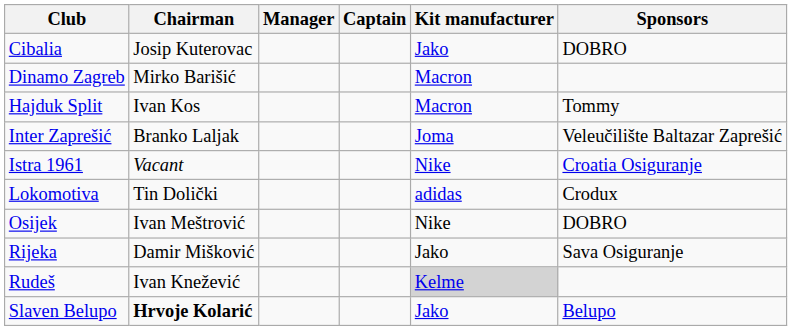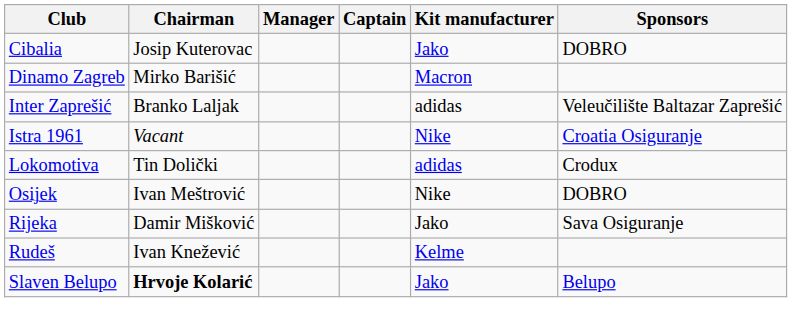- row: (56, 106)
(434, 135) Joma -> (438, 106) adidas
(439, 281) lightgrey background -> (439, 252) no background
